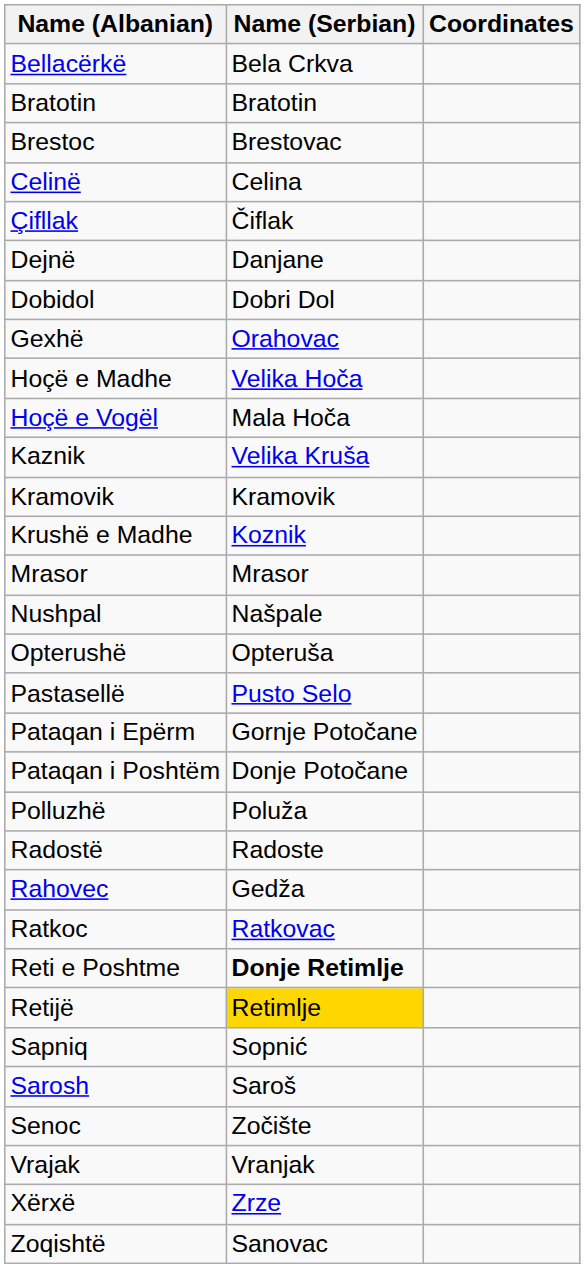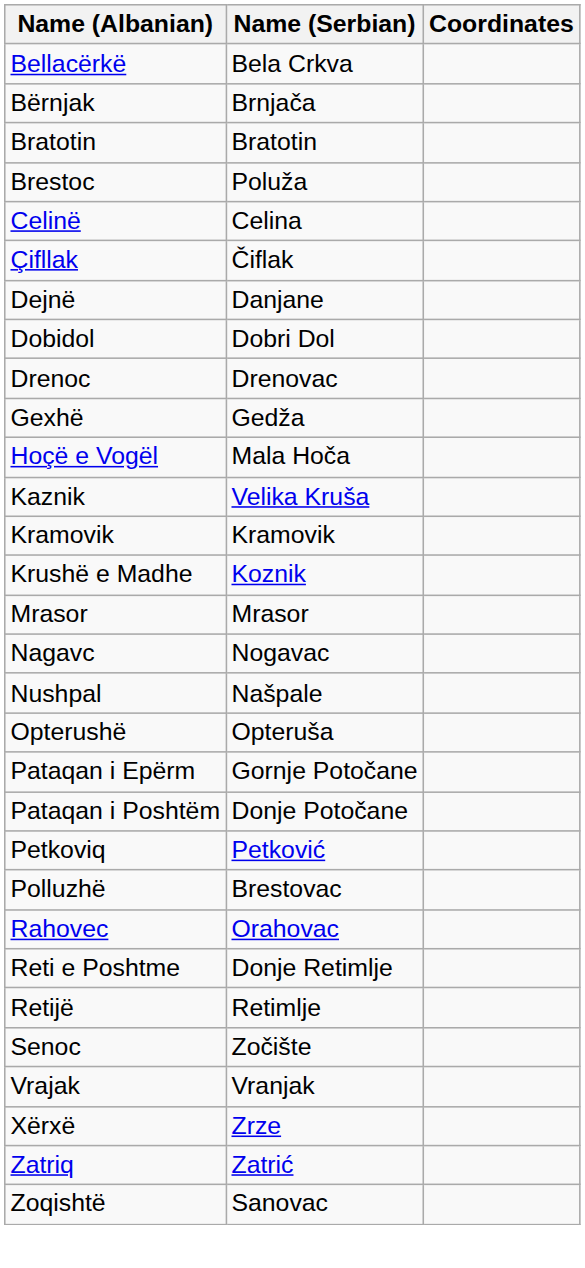+ row: (53, 102)
(287, 142) Brestovac -> (269, 181) Poluža
+ row: (50, 378)
(285, 338) Orahovac -> (268, 417) Gedža
- row: (91, 378)
+ row: (53, 653)
- row: (68, 692)
+ row: (58, 850)
(269, 810) Poluža -> (287, 889) Brestovac
- row: (57, 850)
(268, 889) Gedža -> (285, 928) Orahovac
- row: (49, 928)
(318, 968) bold -> (312, 968) normal
(276, 1007) gold background -> (276, 1007) no background
- row: (49, 1046)
- row: (50, 1086)
+ row: (42, 1164)
